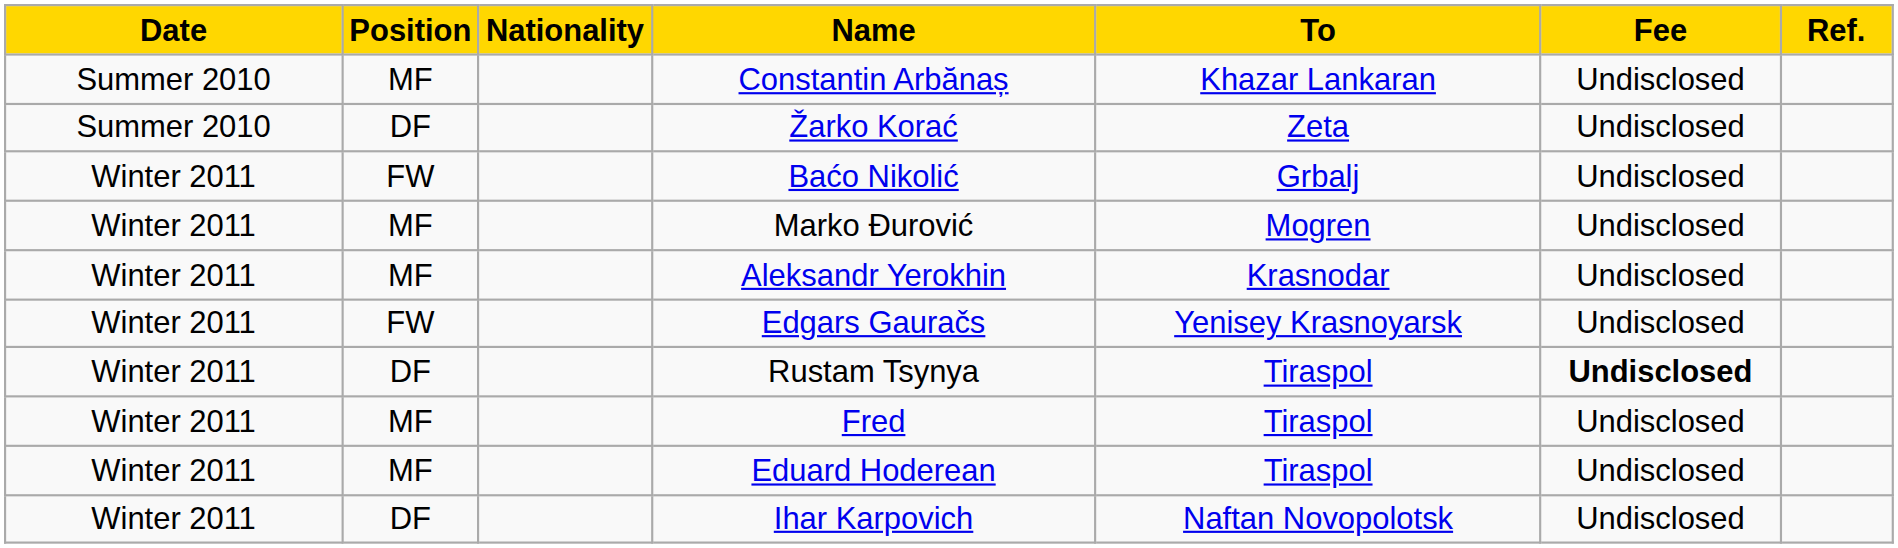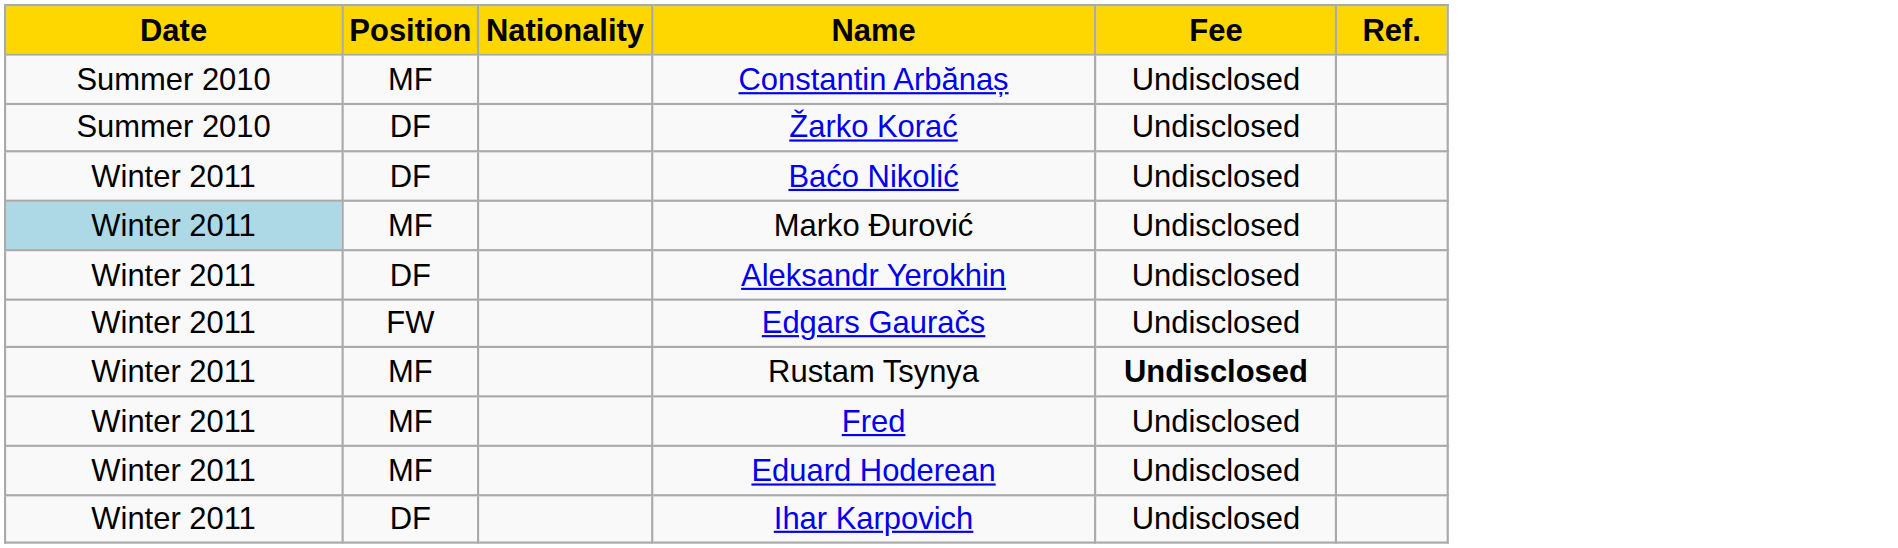- column: (1318, 30)
(410, 177) FW -> (410, 177) DF
(174, 226) no background -> (174, 226) lightblue background
(410, 274) MF -> (410, 274) DF
(410, 372) DF -> (410, 372) MF
